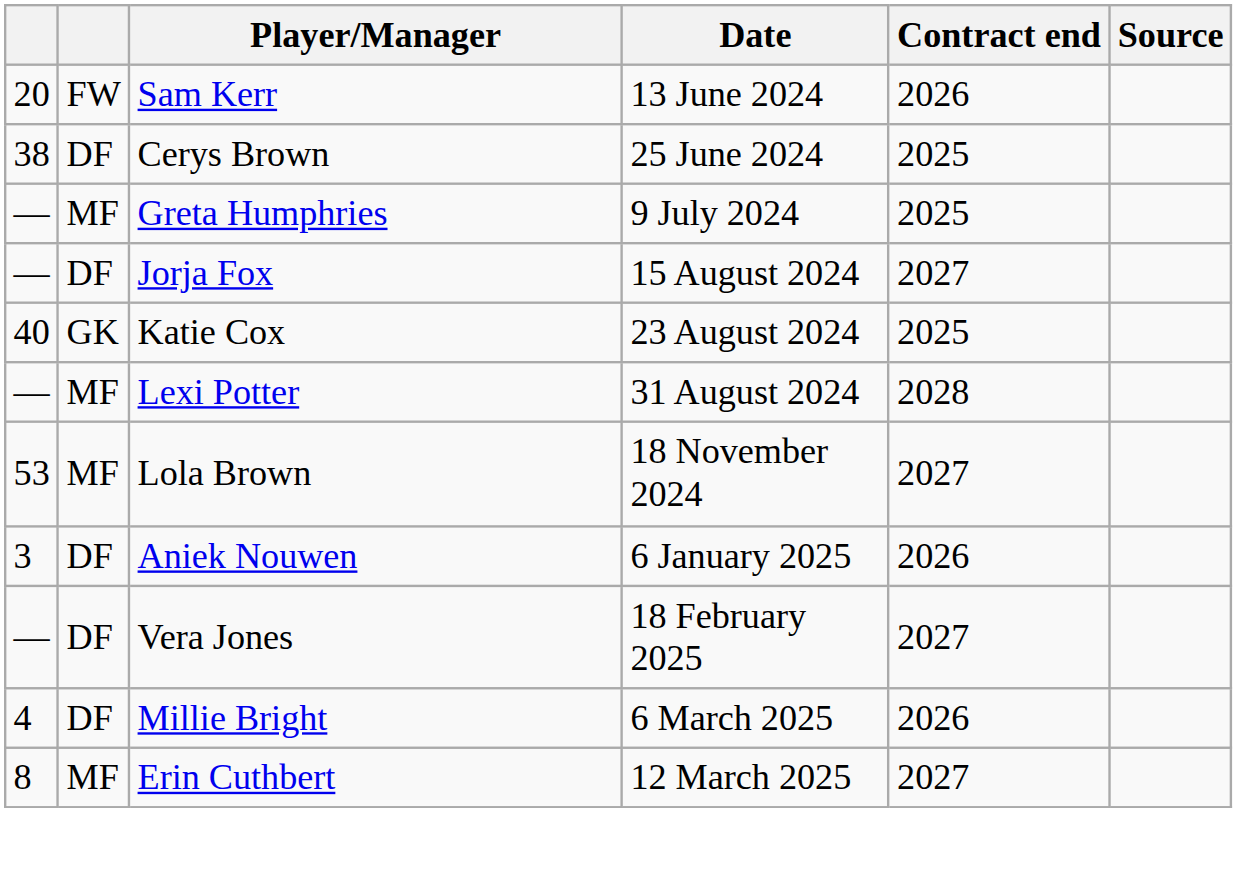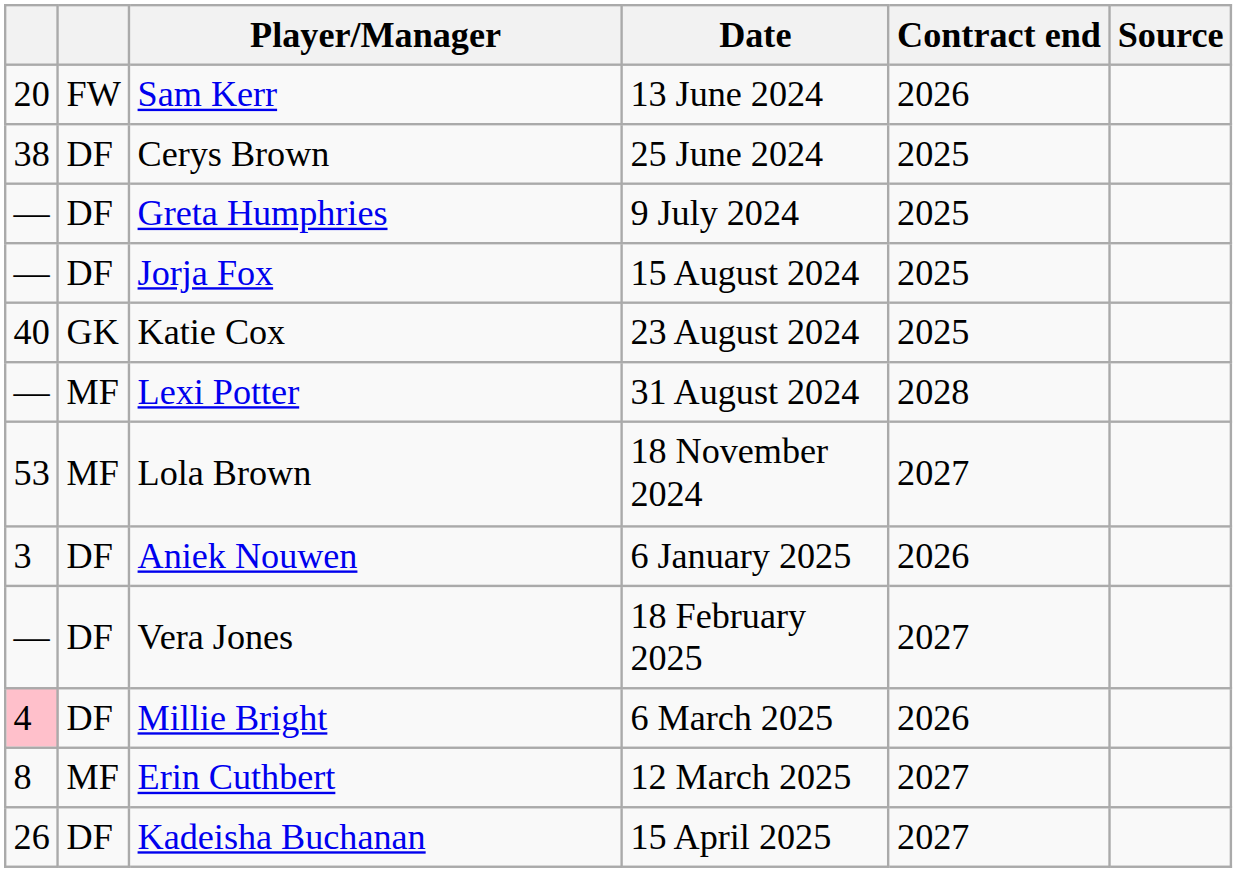(93, 213) MF -> (90, 213) DF
(933, 273) 2027 -> (933, 273) 2025
(23, 716) no background -> (23, 716) pink background
+ row: (282, 835)
